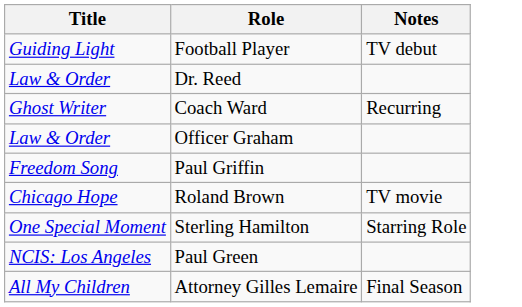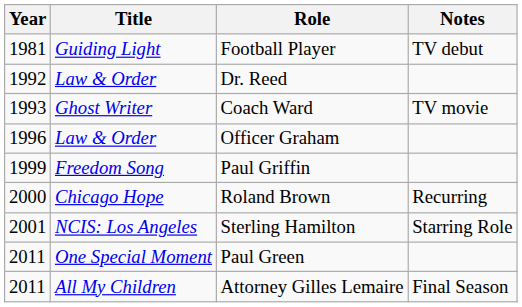+ column: (28, 19)
(404, 108) Recurring -> (450, 108) TV movie
(404, 197) TV movie -> (450, 197) Recurring
(87, 227) One Special Moment -> (126, 227) NCIS: Los Angeles
(80, 256) NCIS: Los Angeles -> (133, 256) One Special Moment
